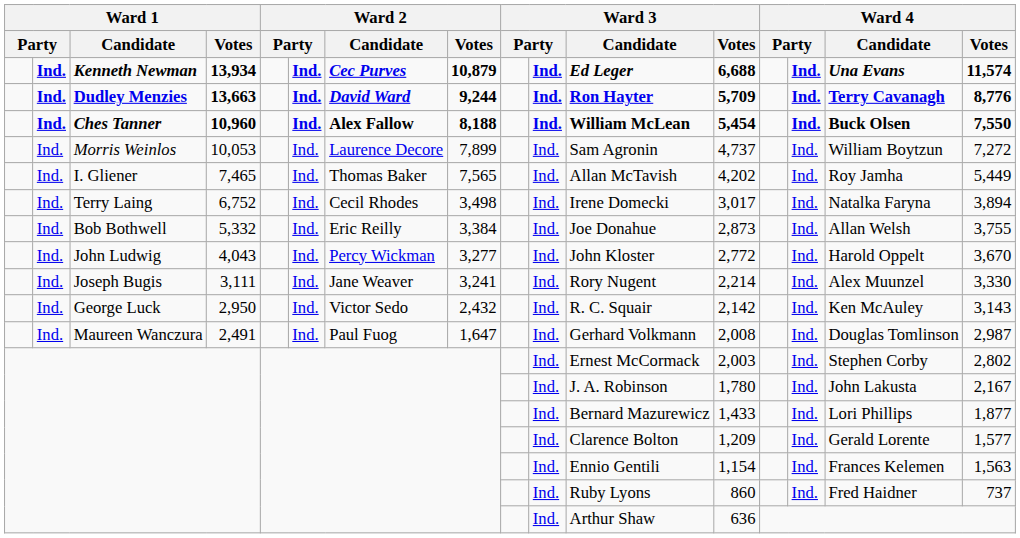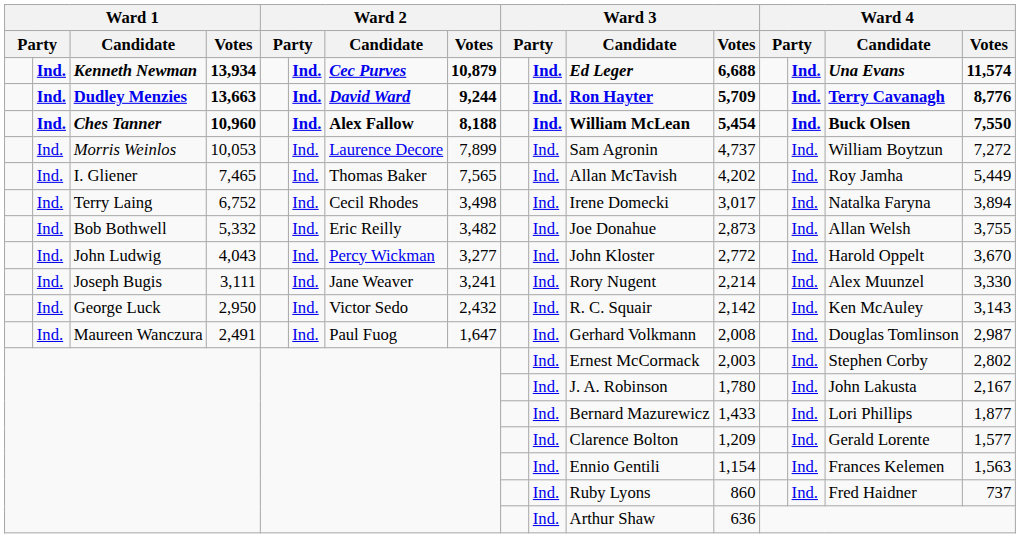(478, 228) 3,384 -> (478, 228) 3,482
